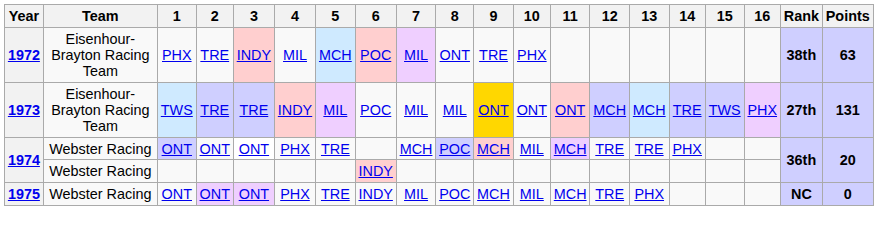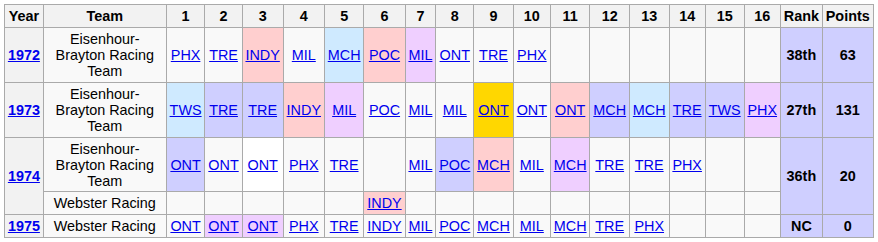(100, 149) Webster Racing -> (105, 165) Eisenhour-Brayton Racing Team
(416, 149) MCH -> (420, 165) MIL
